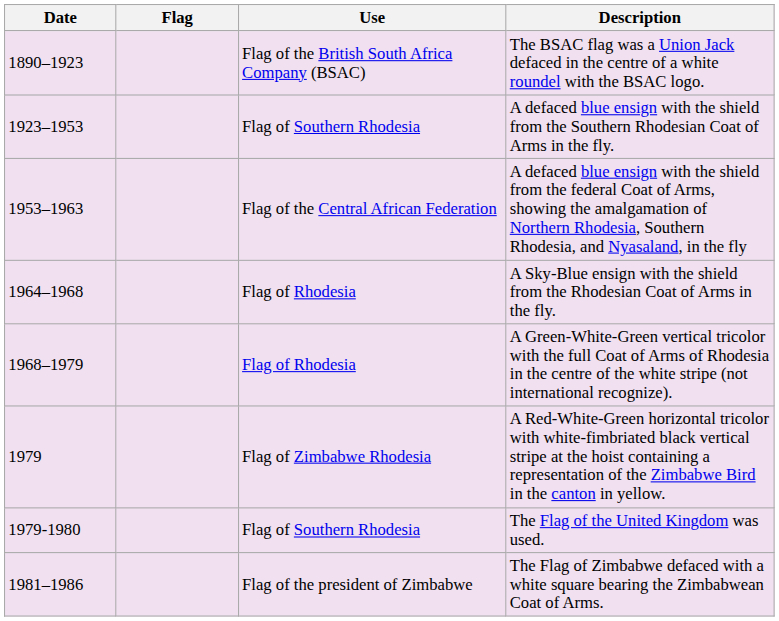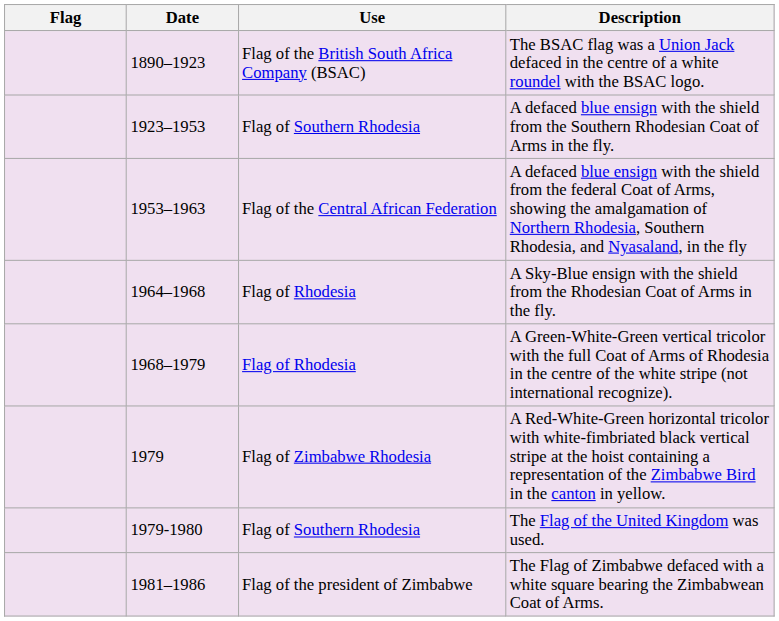columns swapped: (177, 17) <-> (60, 17)
